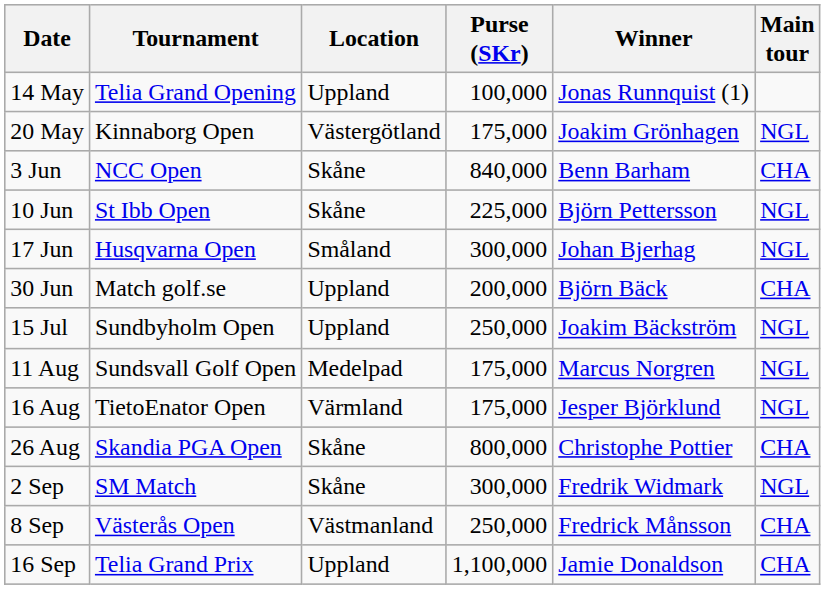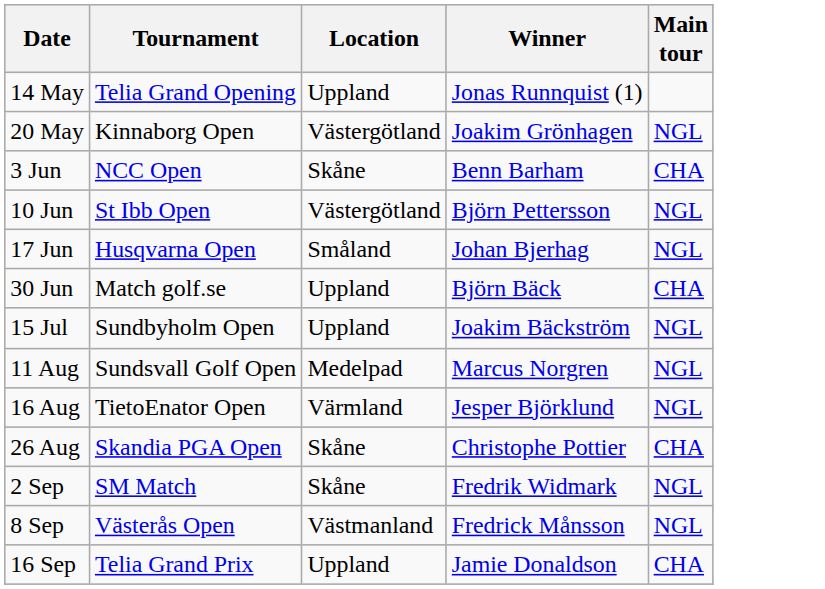- column: (499, 38)
(337, 210) Skåne -> (374, 210) Västergötland
(785, 524) CHA -> (678, 524) NGL
